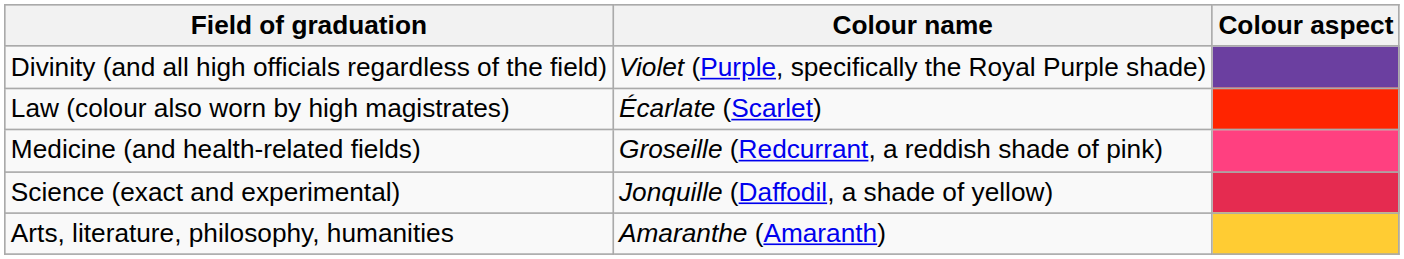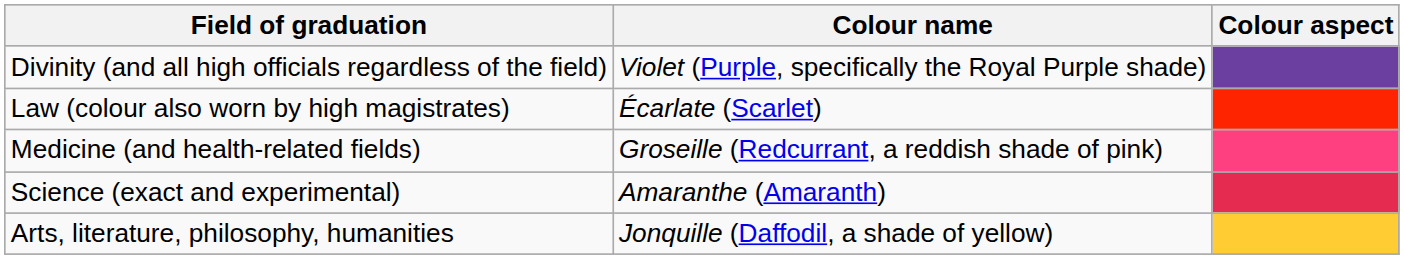(836, 191) Jonquille (Daffodil, a shade of yellow) -> (752, 191) Amaranthe (Amaranth)
(752, 233) Amaranthe (Amaranth) -> (836, 233) Jonquille (Daffodil, a shade of yellow)
